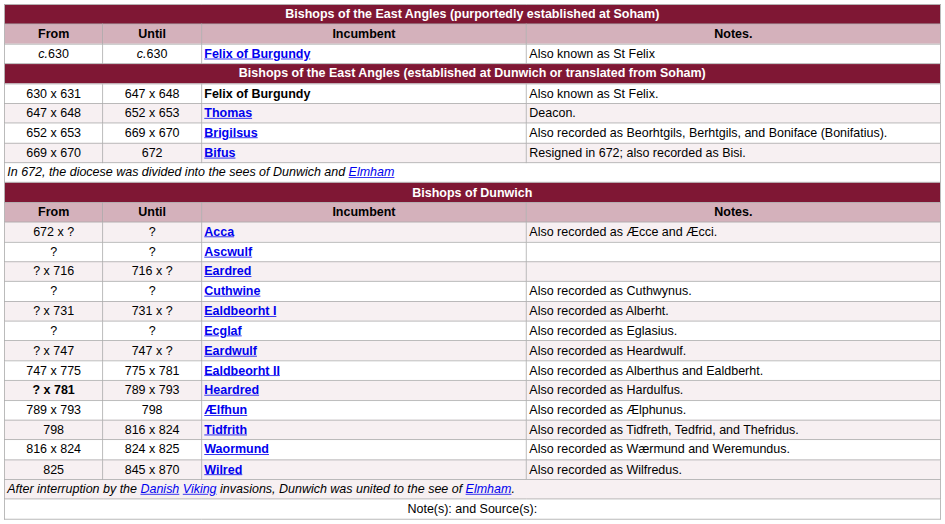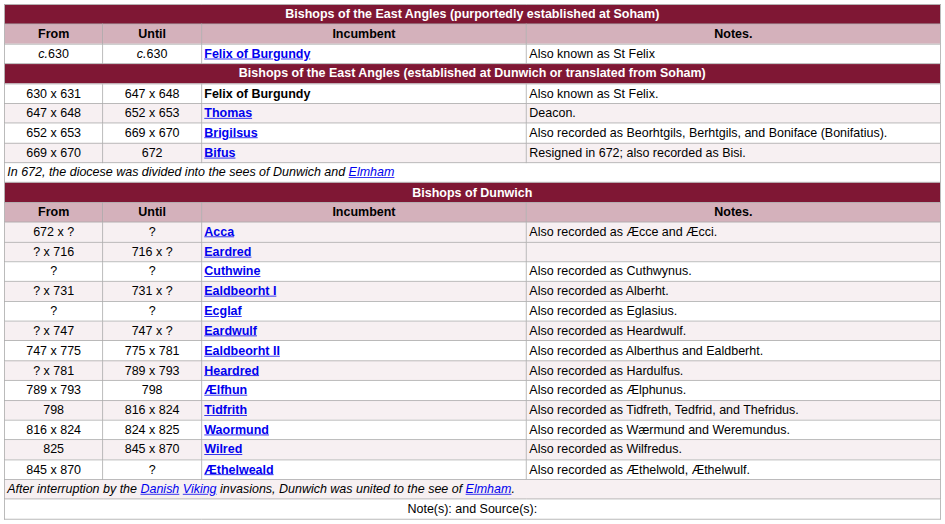- row: (228, 251)
(54, 390) bold -> (54, 370) normal
+ row: (239, 469)
